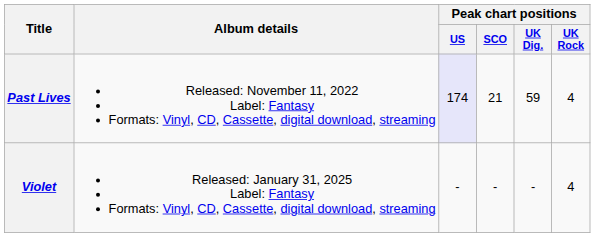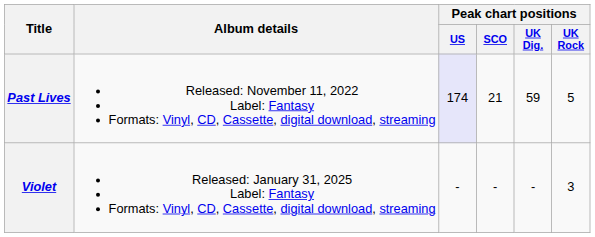(571, 98) 4 -> (571, 98) 5
(571, 187) 4 -> (571, 187) 3
